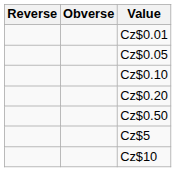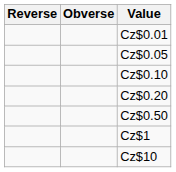+ row: (135, 136)
- row: (135, 136)
